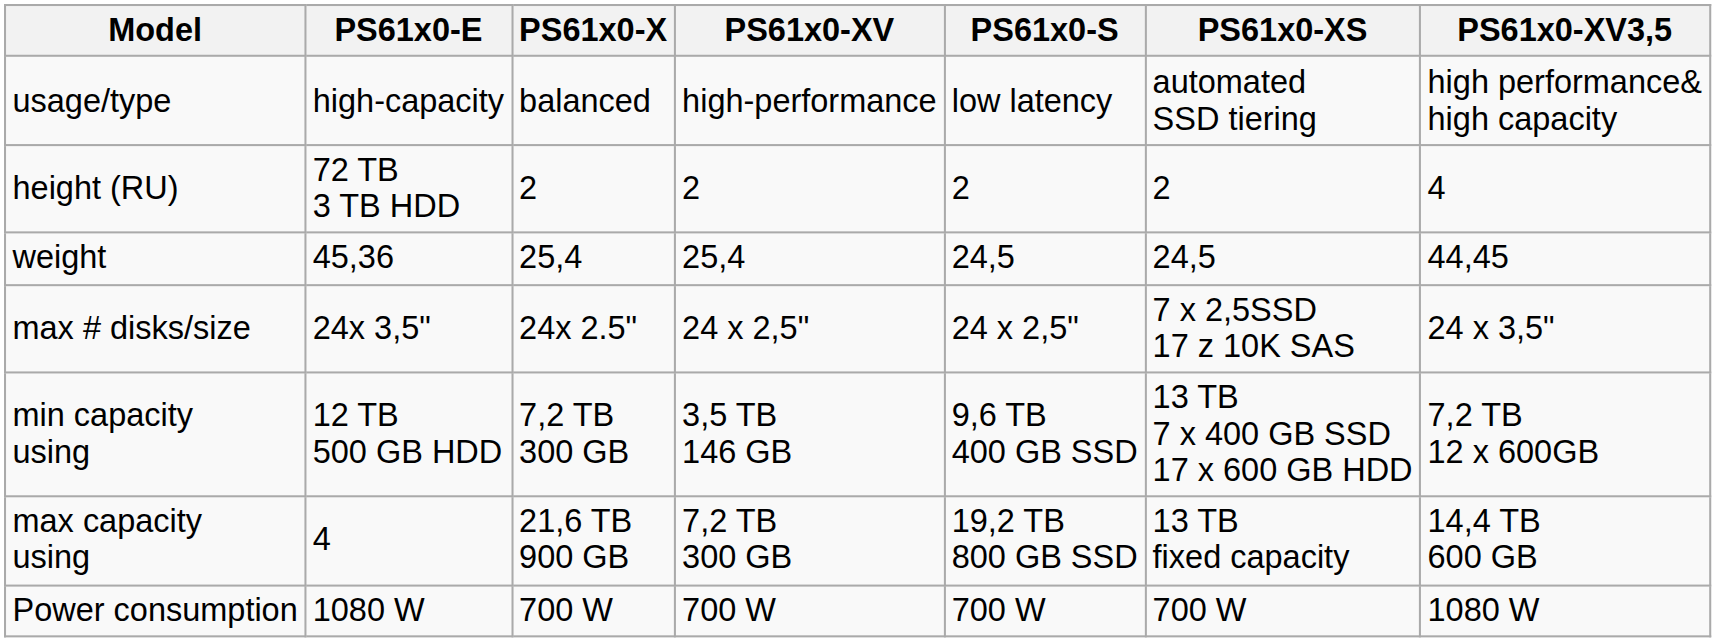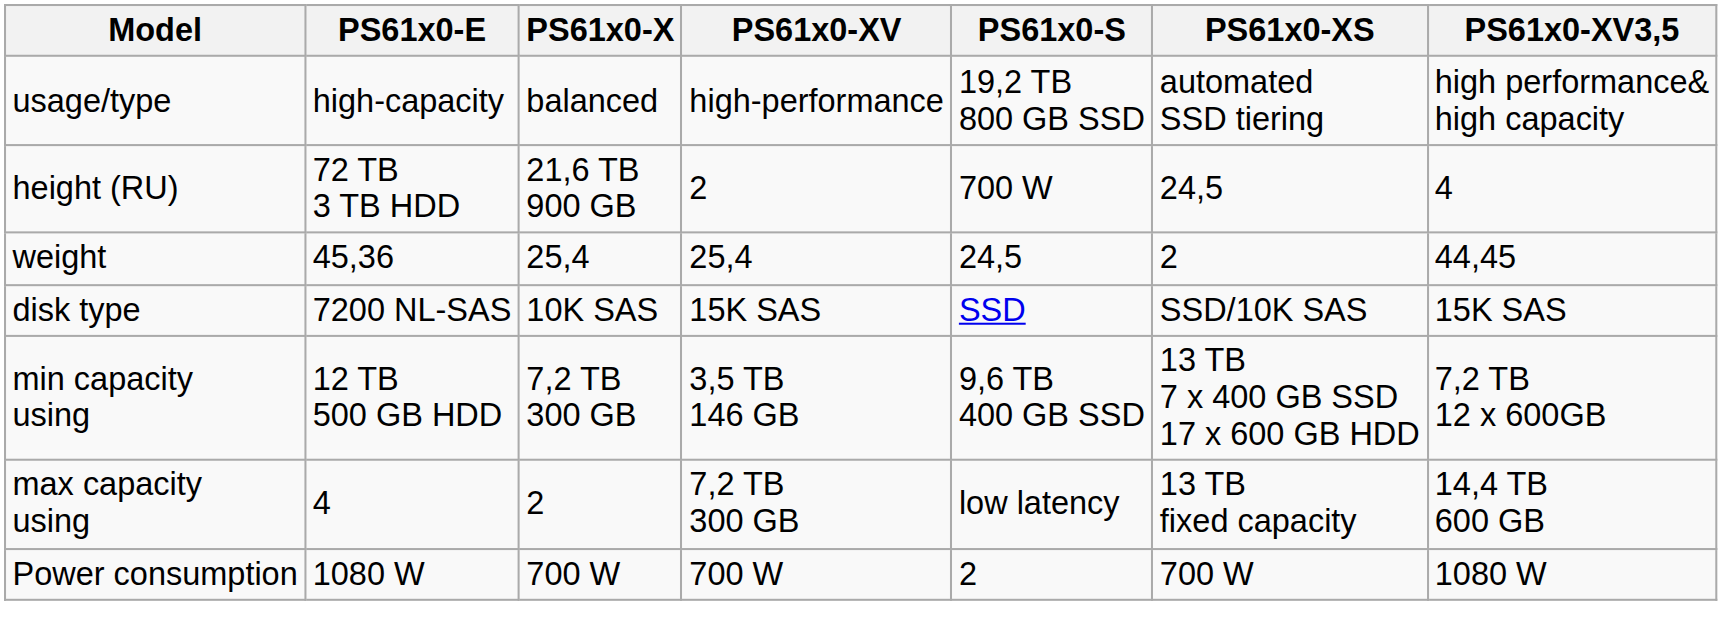(1032, 100) low latency -> (1052, 100) 19,2 TB 800 GB SSD
(528, 188) 2 -> (583, 188) 21,6 TB 900 GB
(961, 188) 2 -> (1006, 188) 700 W
(1162, 188) 2 -> (1191, 188) 24,5
(1184, 257) 24,5 -> (1169, 257) 2
- row: (132, 327)
+ row: (77, 309)
(576, 540) 21,6 TB 900 GB -> (535, 503) 2
(1045, 540) 19,2 TB 800 GB SSD -> (1039, 503) low latency
(999, 610) 700 W -> (968, 573) 2
